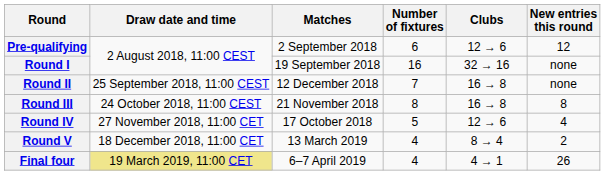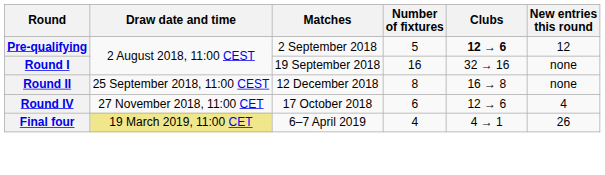(415, 46) 6 -> (415, 46) 5
(487, 46) normal -> (487, 46) bold
(415, 84) 7 -> (415, 84) 8
- row: (47, 103)
(415, 122) 5 -> (415, 103) 6
- row: (47, 141)
